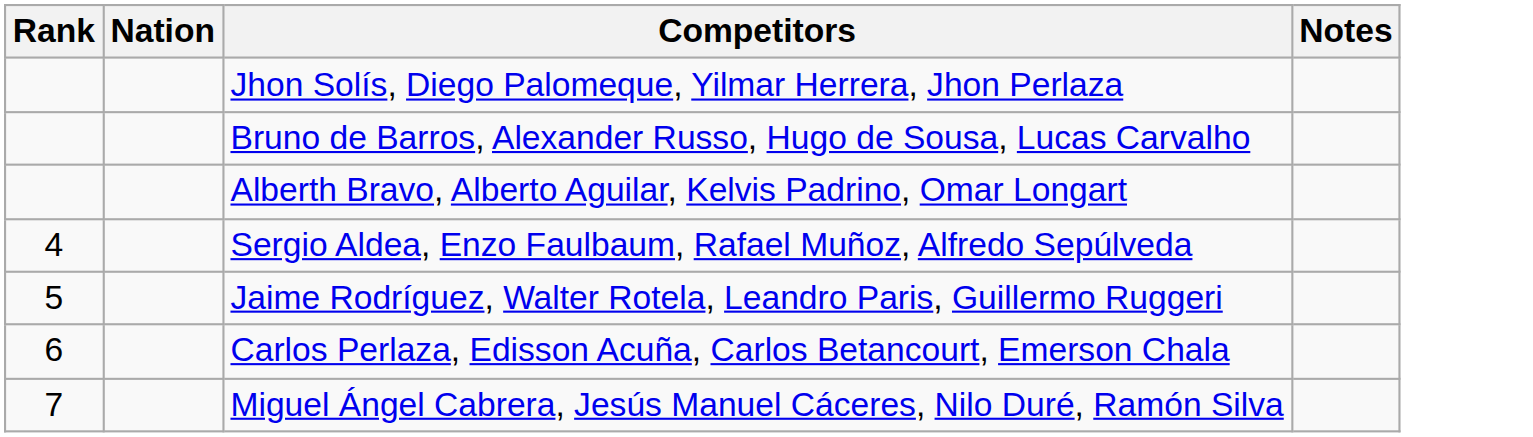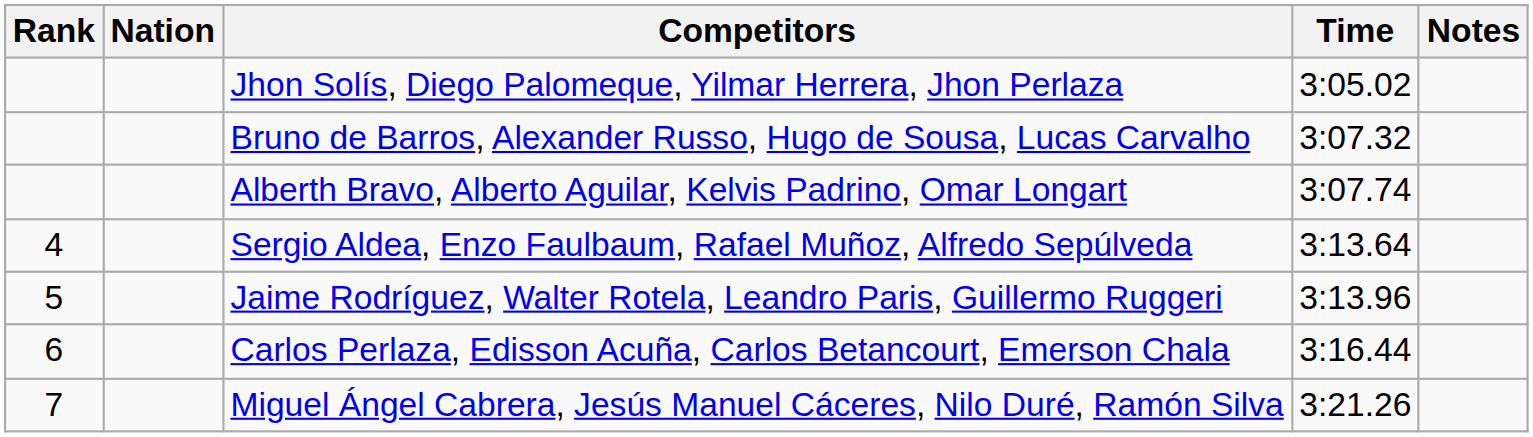+ column: (1355, 31)
